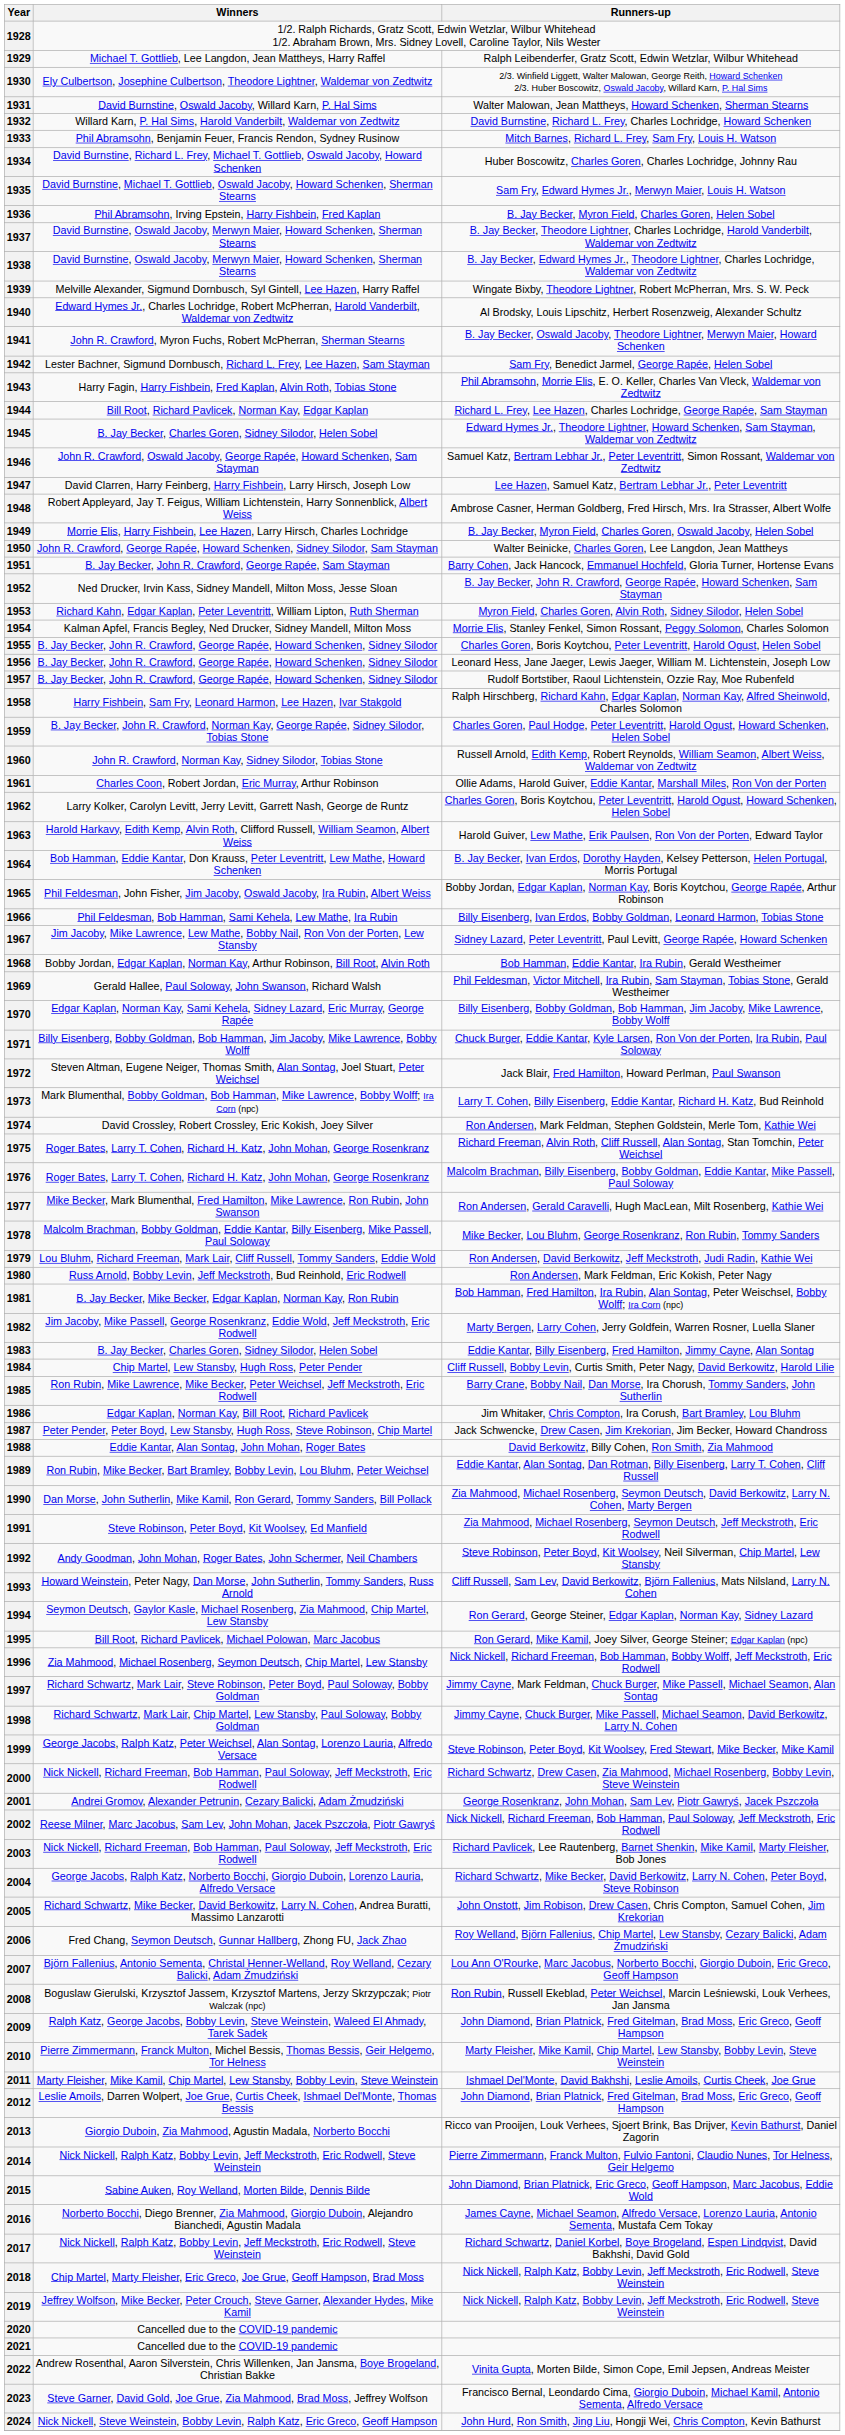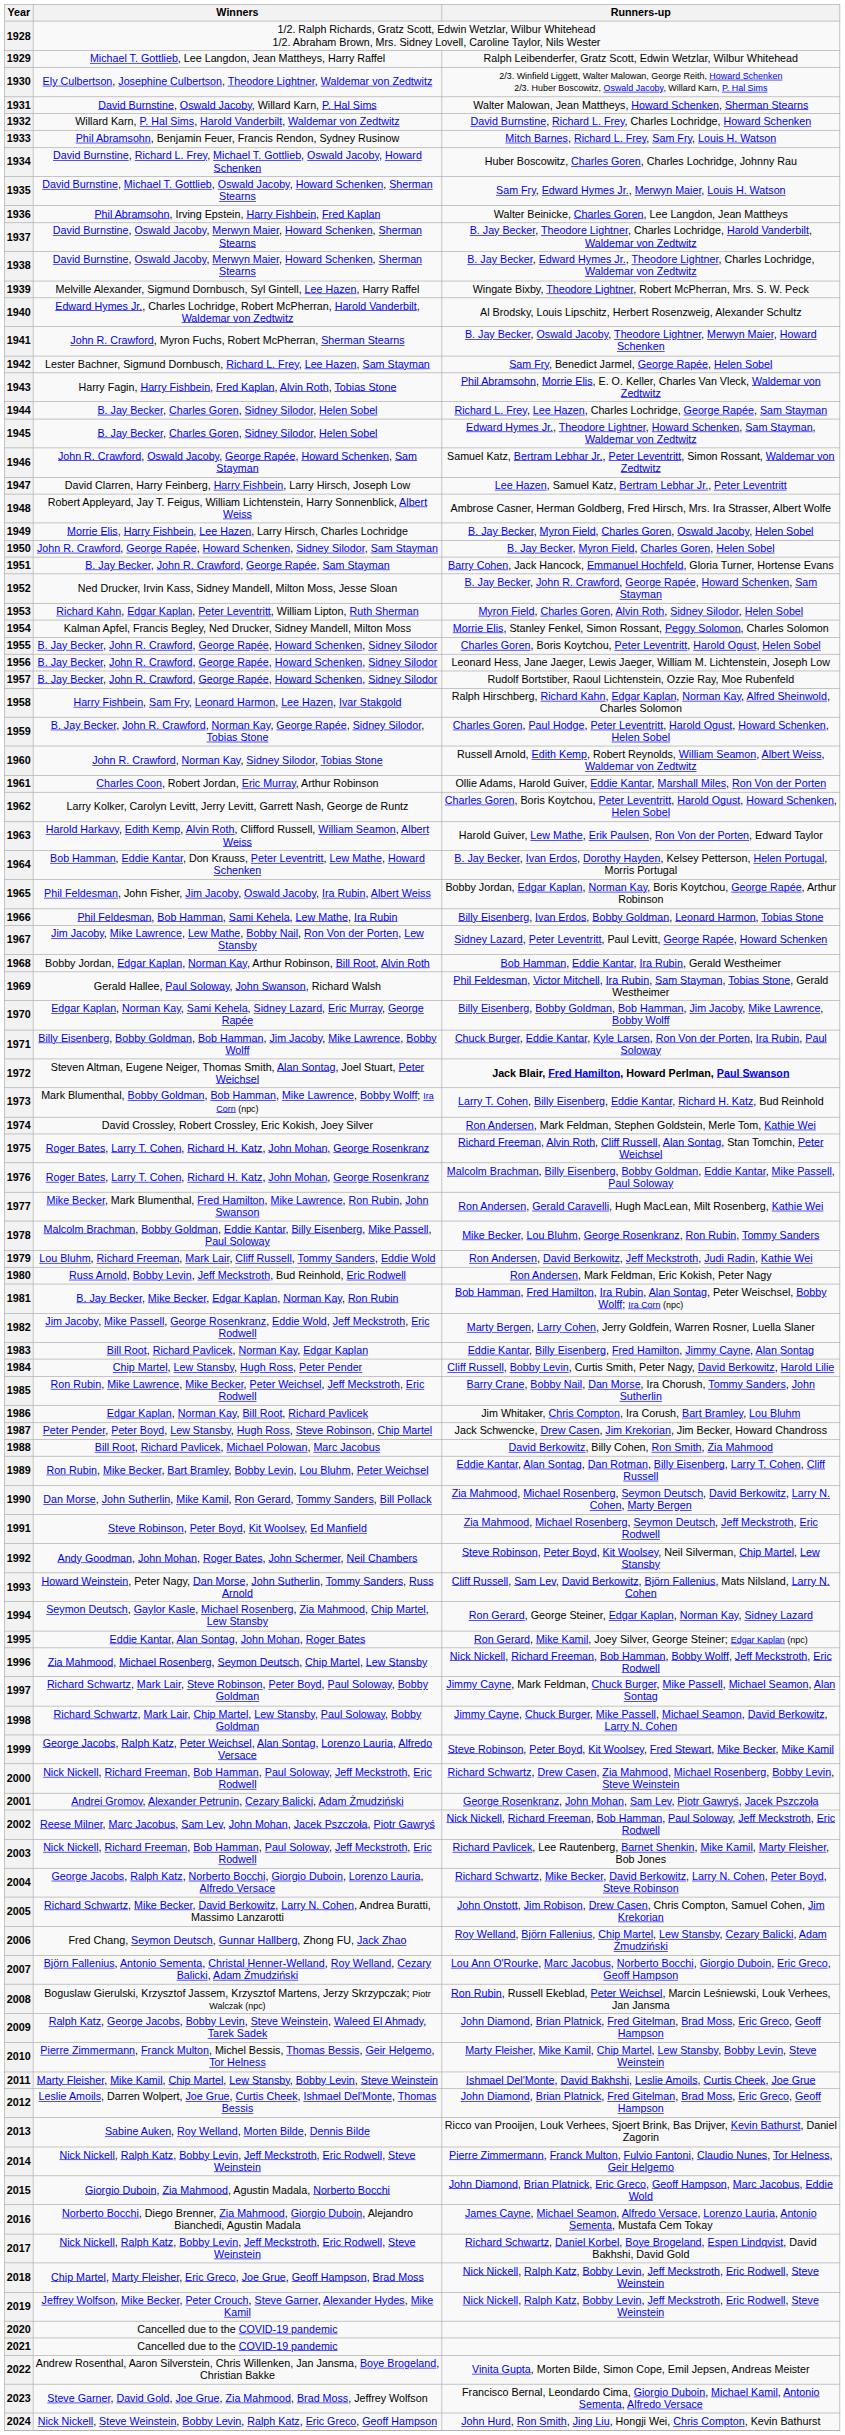(641, 214) B. Jay Becker, Myron Field, Charles Goren, Helen Sobel -> (641, 214) Walter Beinicke, Charles Goren, Lee Langdon, Jean Mattheys
(237, 410) Bill Root, Richard Pavlicek, Norman Kay, Edgar Kaplan -> (237, 410) B. Jay Becker, Charles Goren, Sidney Silodor, Helen Sobel
(641, 548) Walter Beinicke, Charles Goren, Lee Langdon, Jean Mattheys -> (641, 548) B. Jay Becker, Myron Field, Charles Goren, Helen Sobel
(641, 1073) normal -> (641, 1073) bold
(237, 1350) B. Jay Becker, Charles Goren, Sidney Silodor, Helen Sobel -> (237, 1350) Bill Root, Richard Pavlicek, Norman Kay, Edgar Kaplan
(237, 1448) Eddie Kantar, Alan Sontag, John Mohan, Roger Bates -> (237, 1448) Bill Root, Richard Pavlicek, Michael Polowan, Marc Jacobus
(237, 1639) Bill Root, Richard Pavlicek, Michael Polowan, Marc Jacobus -> (237, 1639) Eddie Kantar, Alan Sontag, John Mohan, Roger Bates
(237, 2132) Giorgio Duboin, Zia Mahmood, Agustin Madala, Norberto Bocchi -> (237, 2132) Sabine Auken, Roy Welland, Morten Bilde, Dennis Bilde
(237, 2190) Sabine Auken, Roy Welland, Morten Bilde, Dennis Bilde -> (237, 2190) Giorgio Duboin, Zia Mahmood, Agustin Madala, Norberto Bocchi
